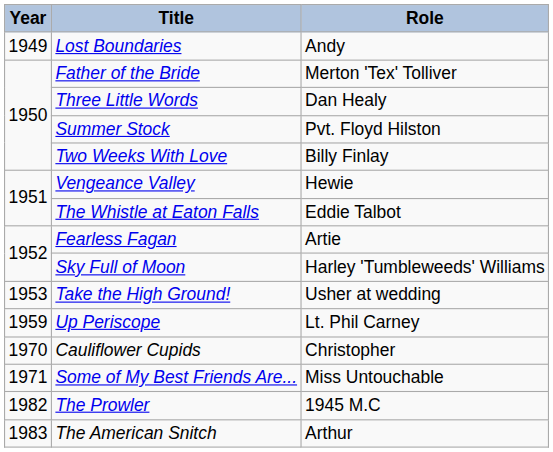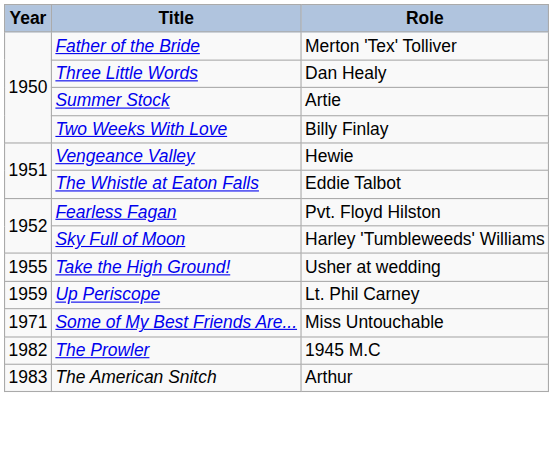- row: (118, 45)
(373, 128) Pvt. Floyd Hilston -> (323, 101) Artie
(323, 239) Artie -> (373, 211) Pvt. Floyd Hilston
(28, 294) 1953 -> (28, 267) 1955
- row: (128, 350)
